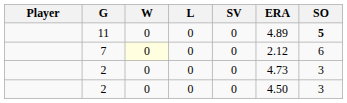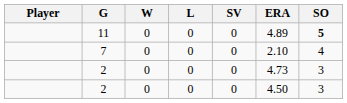(147, 51) lightyellow background -> (147, 51) no background
(277, 51) 2.12 -> (277, 51) 2.10
(321, 51) 6 -> (321, 51) 4
